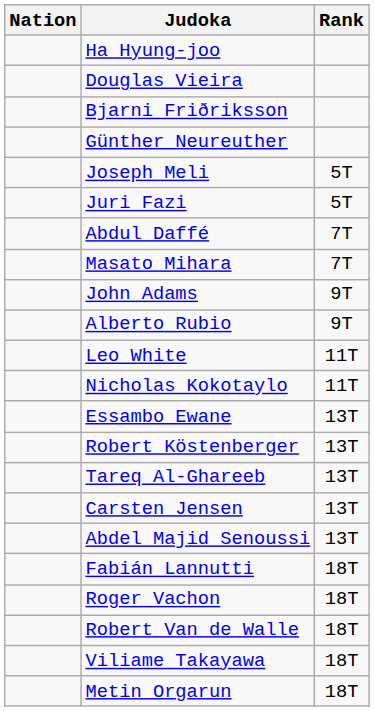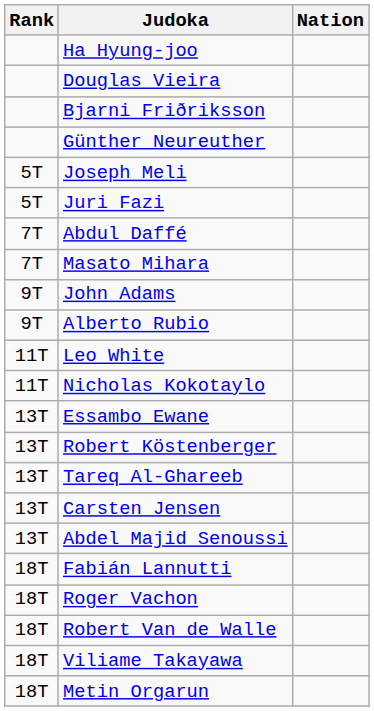columns swapped: (342, 20) <-> (43, 20)
